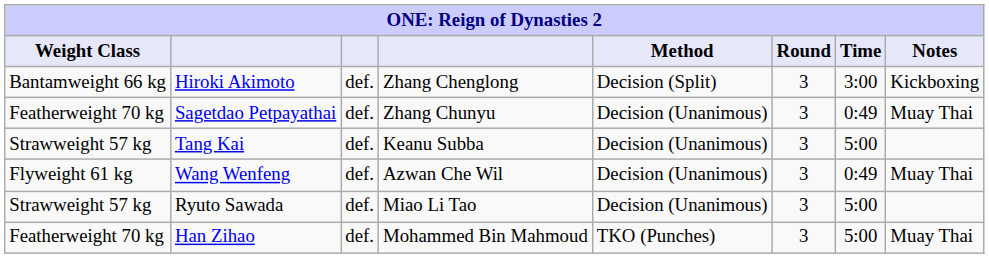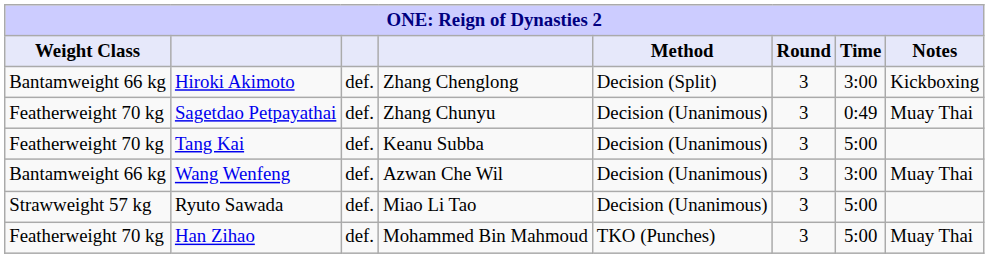(80, 143) Strawweight 57 kg -> (87, 143) Featherweight 70 kg
(71, 174) Flyweight 61 kg -> (88, 174) Bantamweight 66 kg
(861, 174) 0:49 -> (861, 174) 3:00
